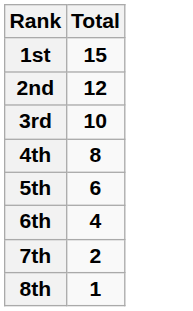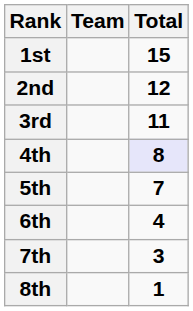+ column: (98, 21)
(95, 121) 10 -> (159, 121) 11
(95, 155) no background -> (159, 155) lavender background
(95, 188) 6 -> (159, 188) 7
(95, 255) 2 -> (159, 255) 3
